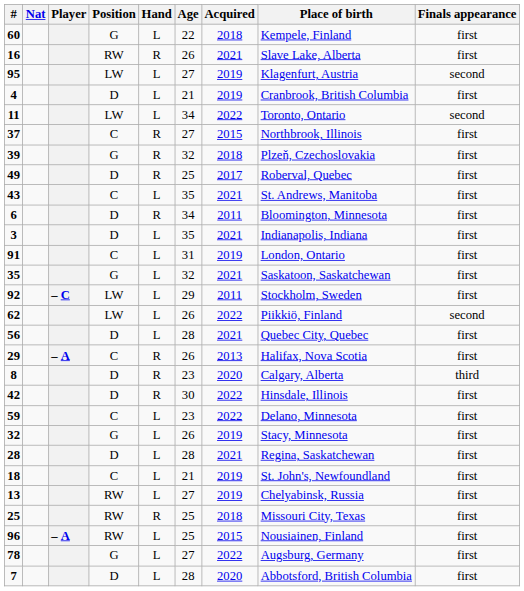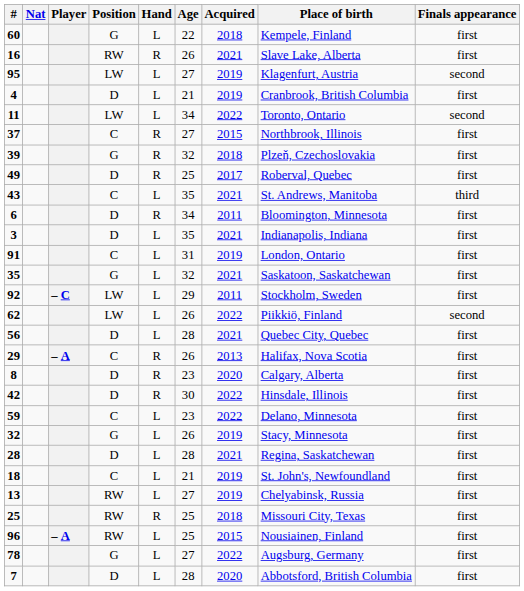(467, 194) first -> (467, 194) third
(467, 375) third -> (467, 375) first
